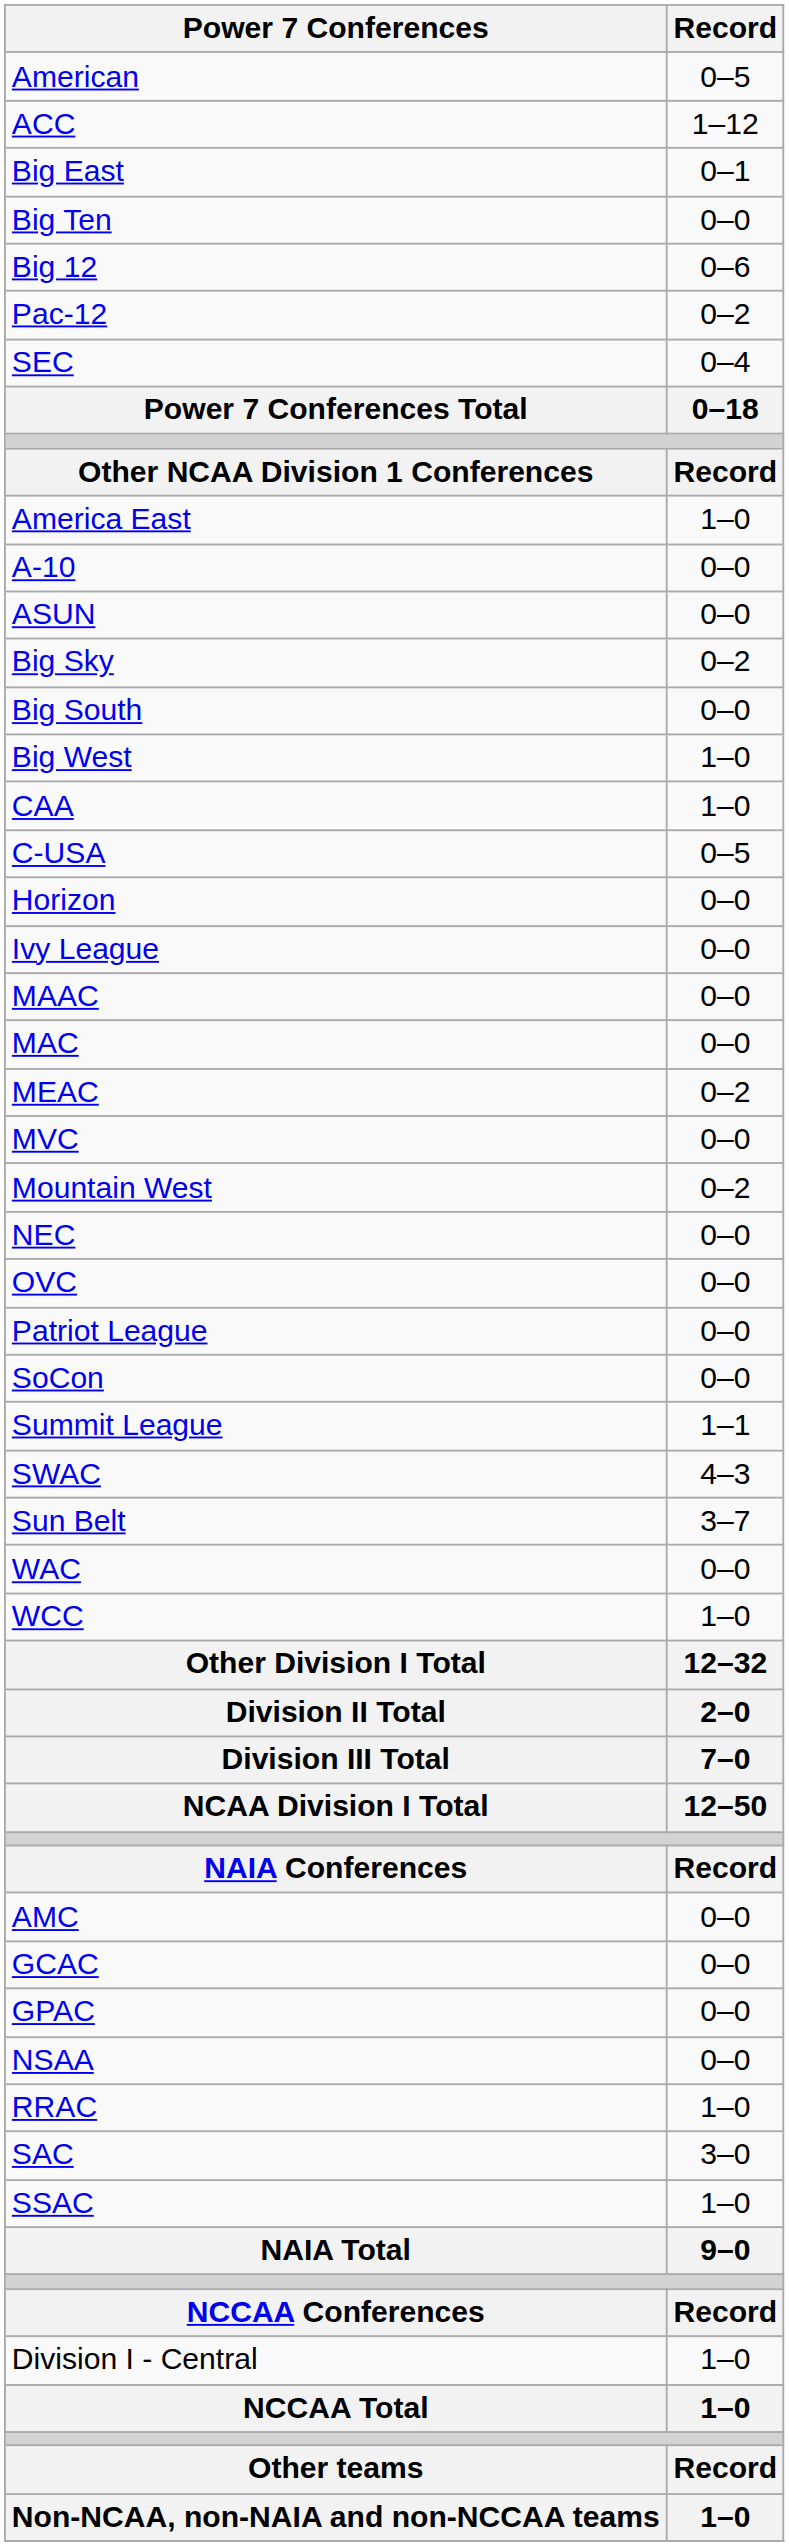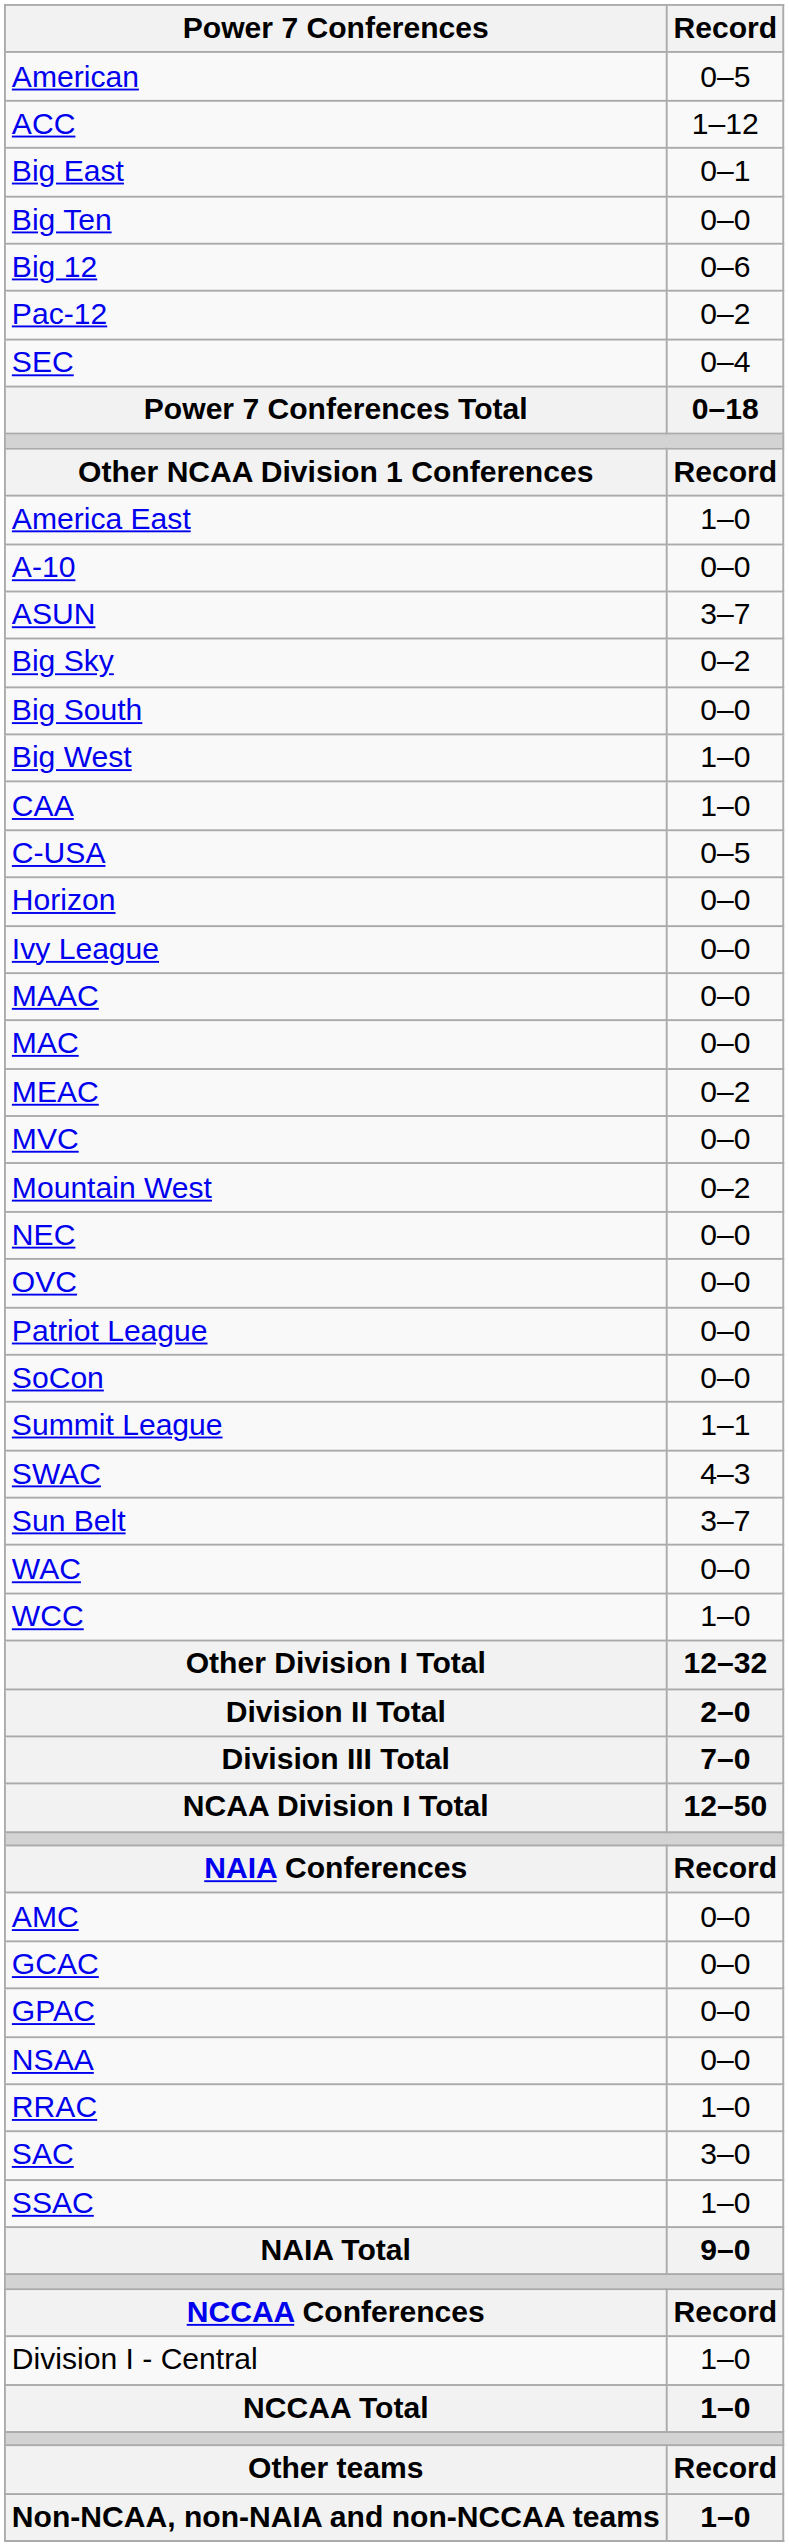(725, 614) 0–0 -> (725, 614) 3–7
